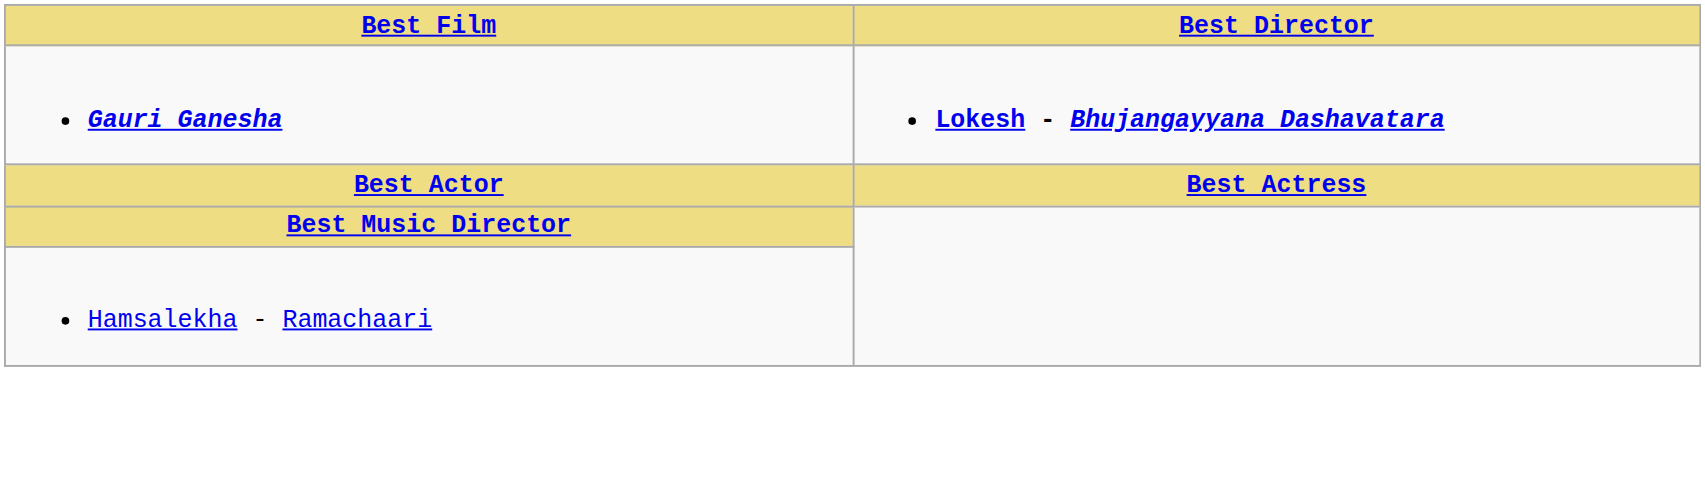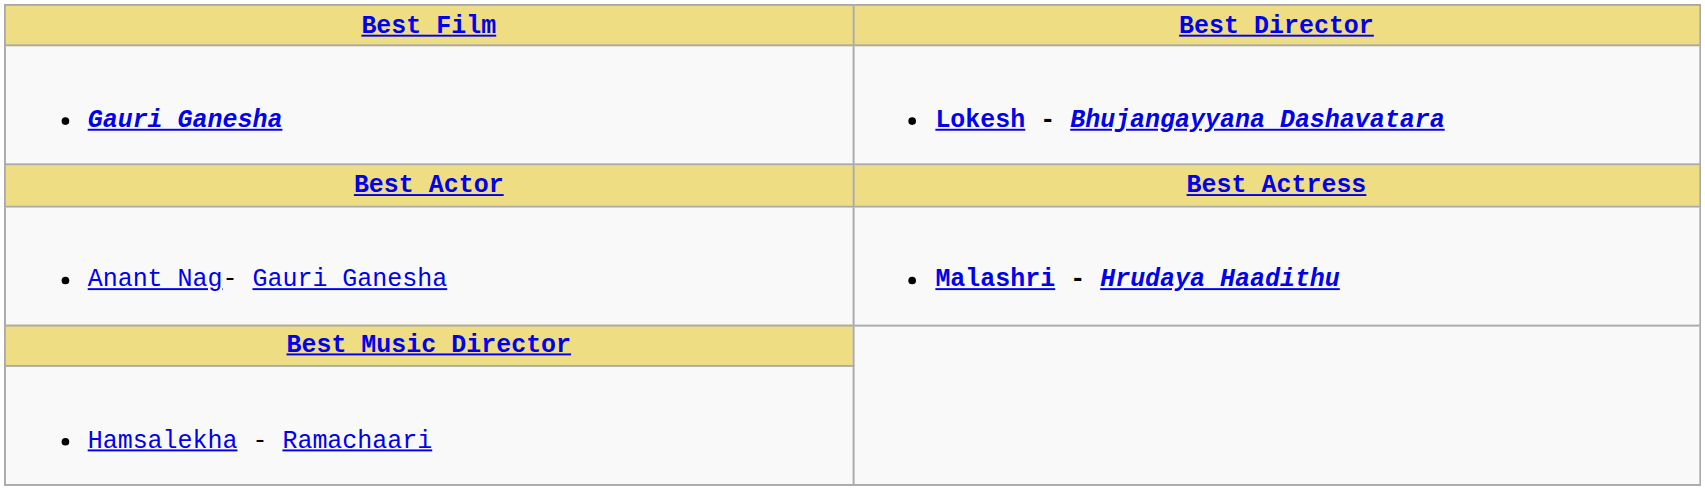+ row: (429, 280)
